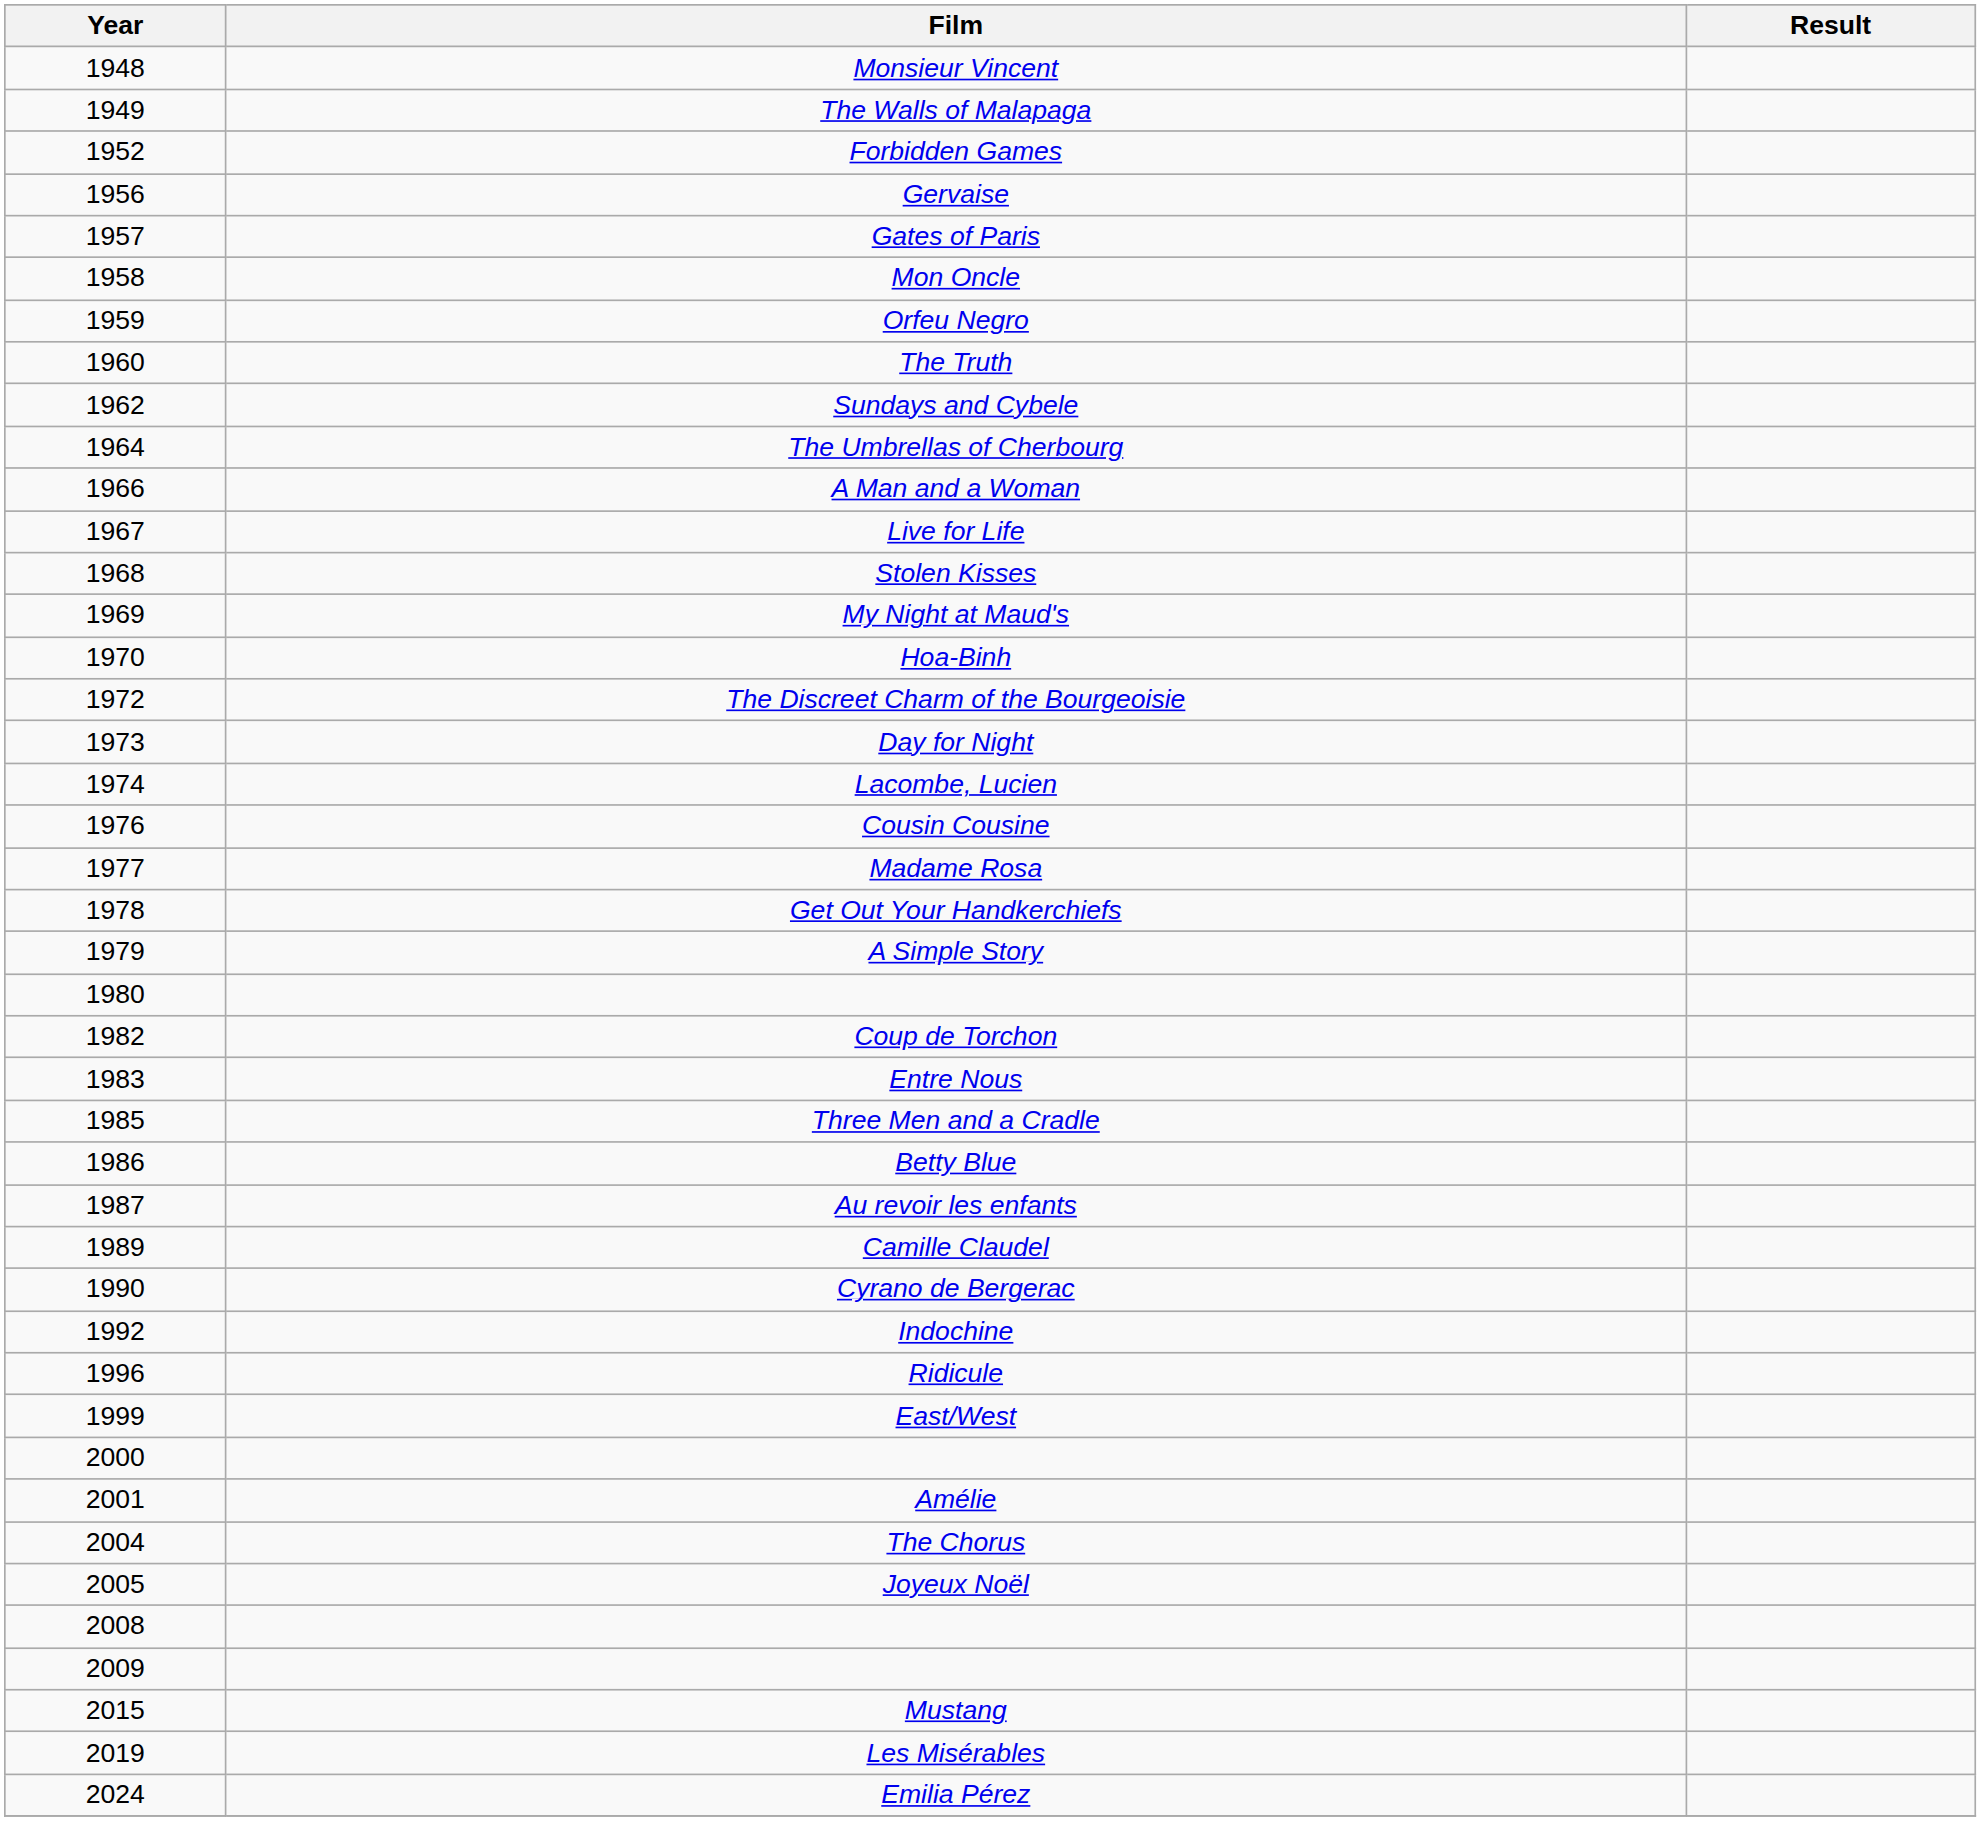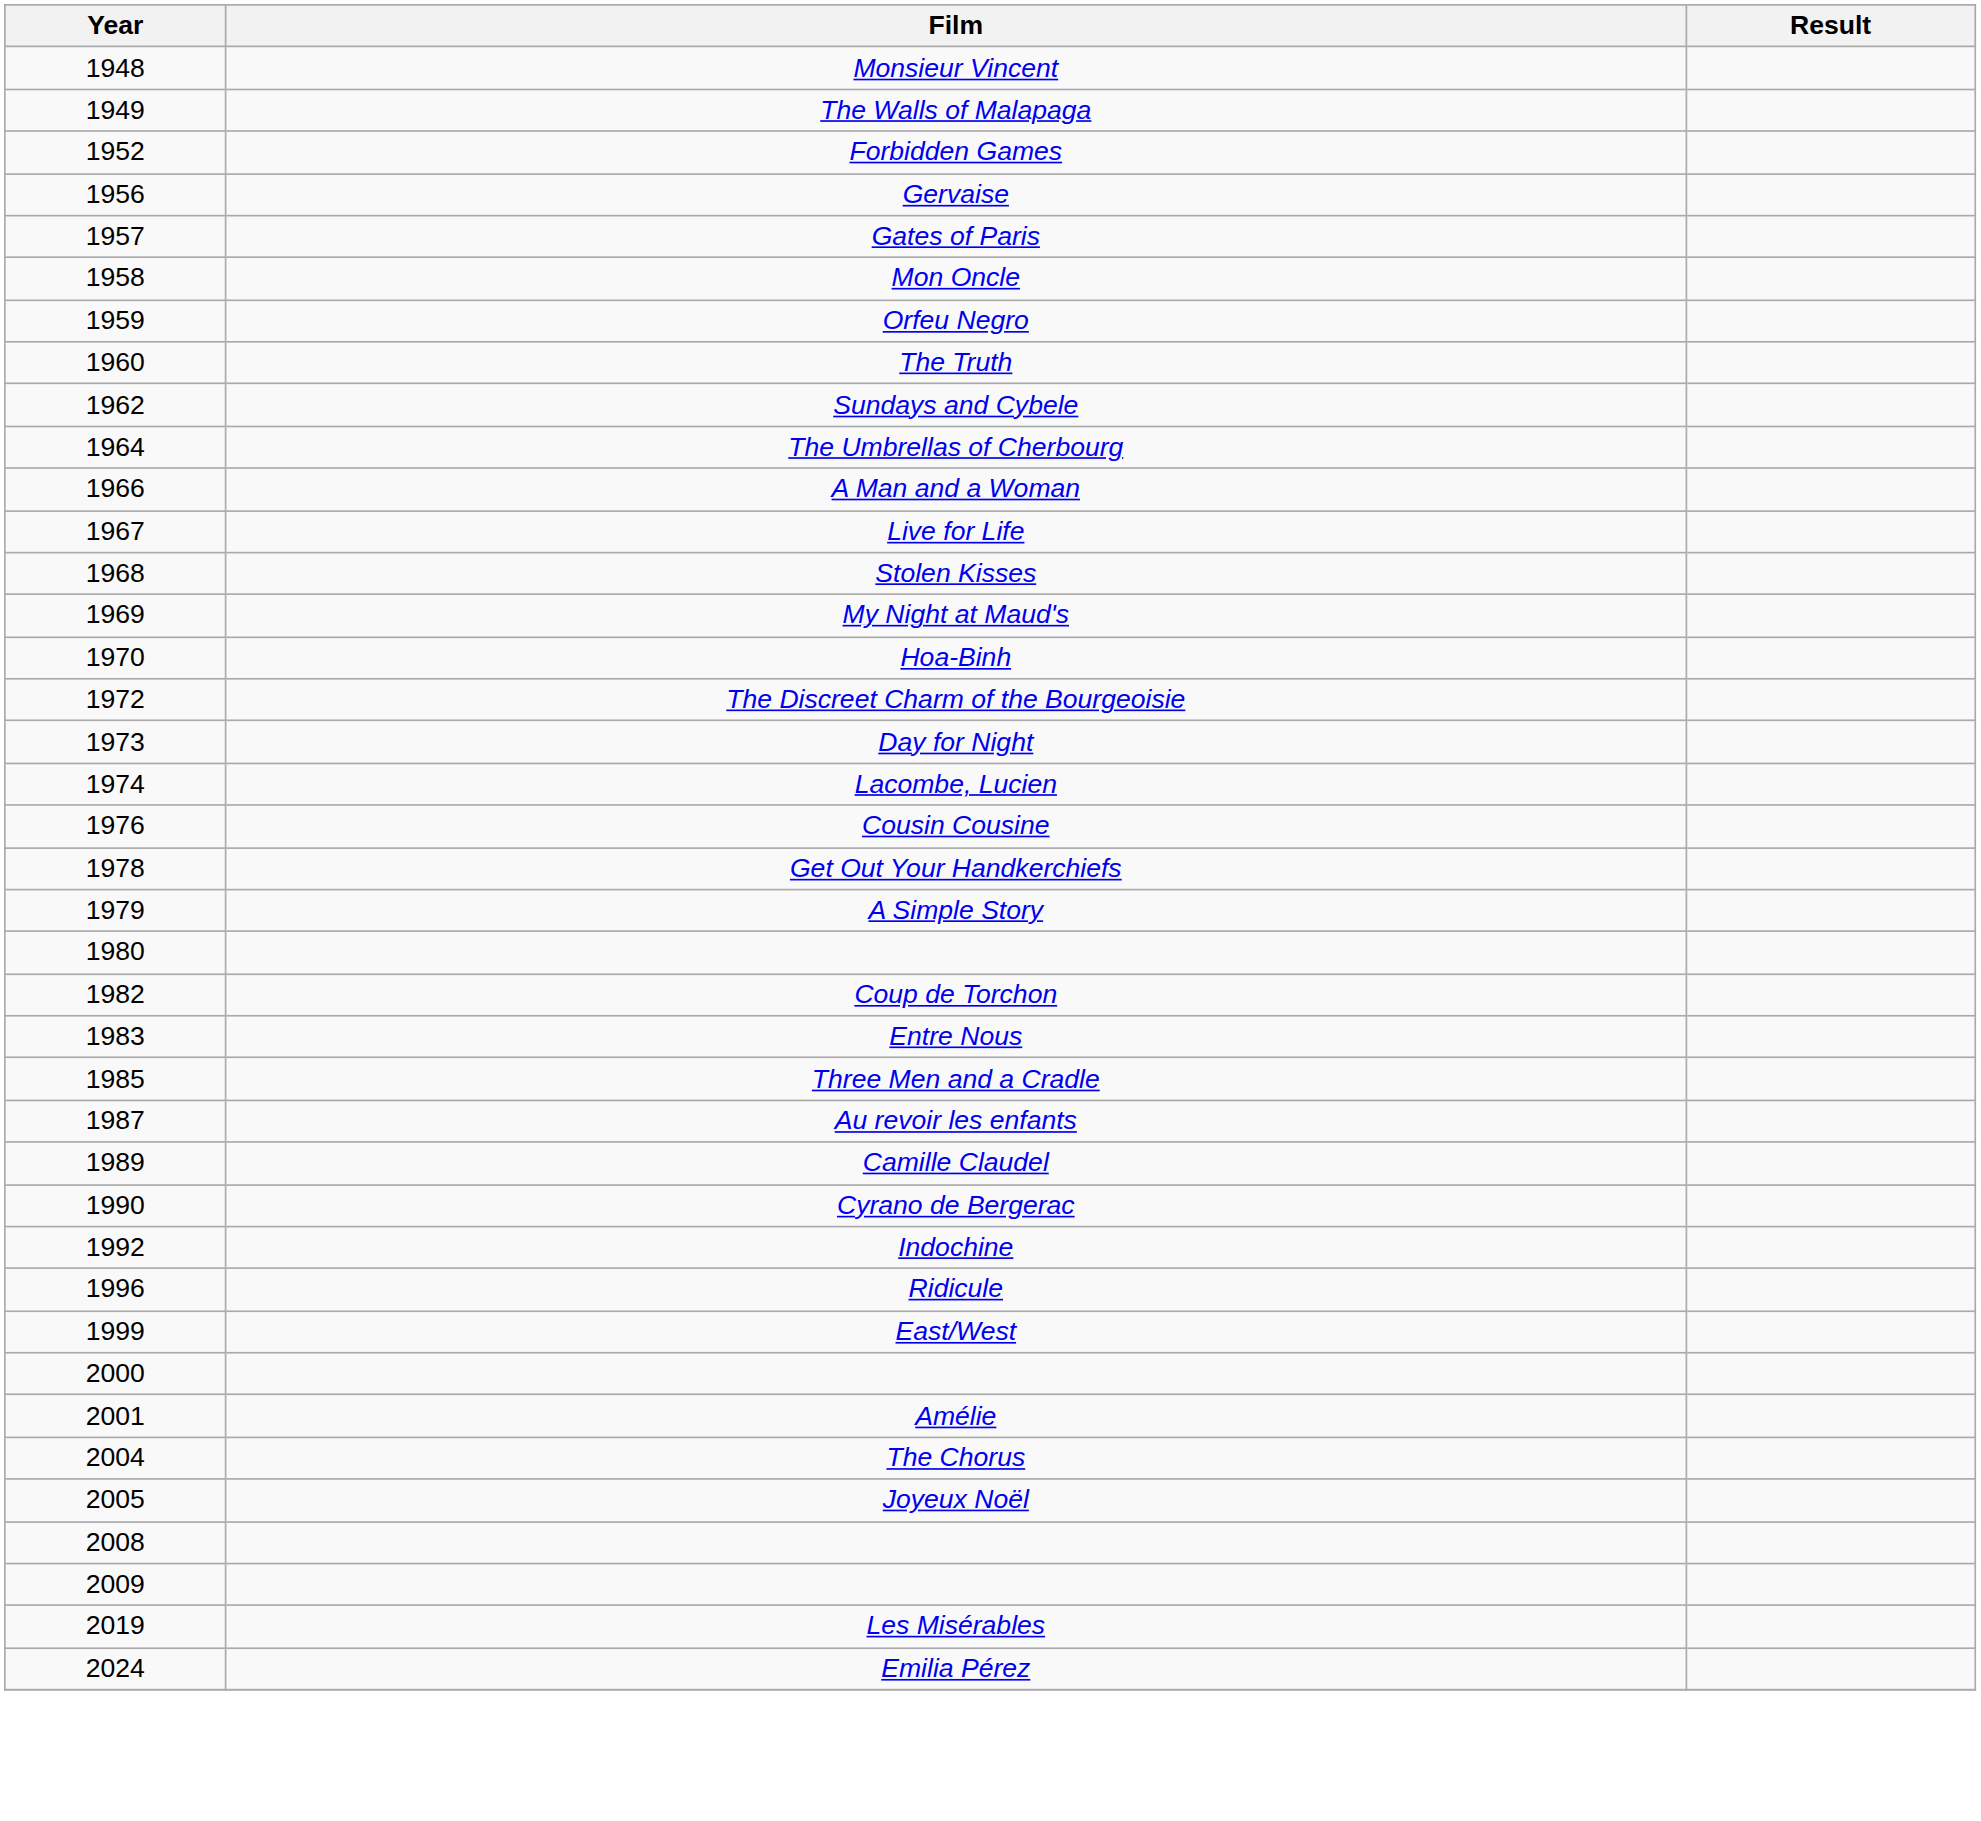- row: (115, 868)
- row: (115, 1162)
- row: (115, 1710)
